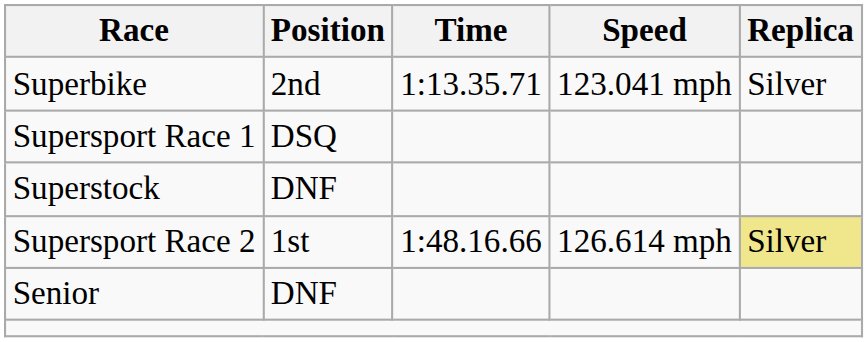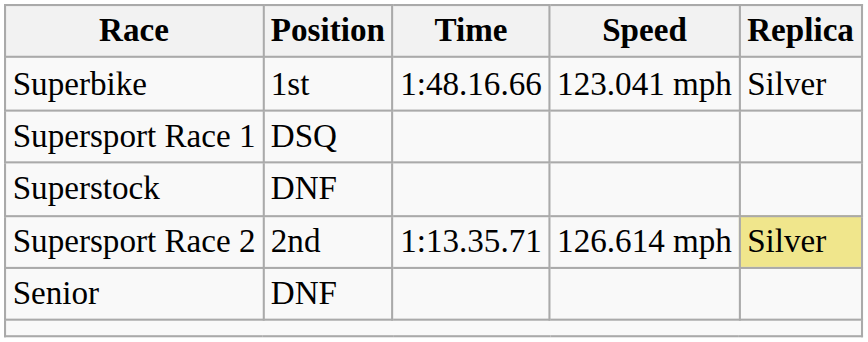(296, 83) 2nd -> (290, 83) 1st
(471, 83) 1:13.35.71 -> (471, 83) 1:48.16.66
(290, 240) 1st -> (296, 240) 2nd
(471, 240) 1:48.16.66 -> (471, 240) 1:13.35.71
